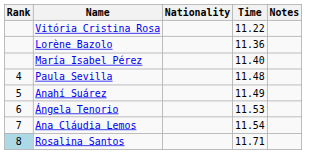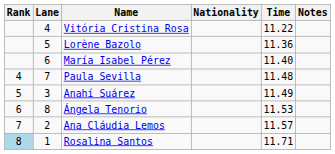+ column: (47, 12)
(250, 125) 11.54 -> (278, 125) 11.57
